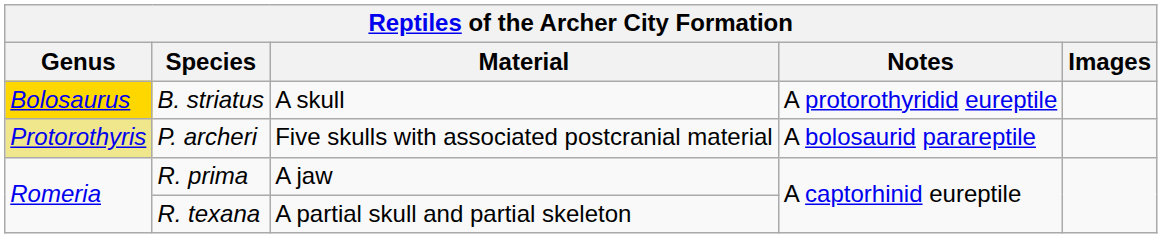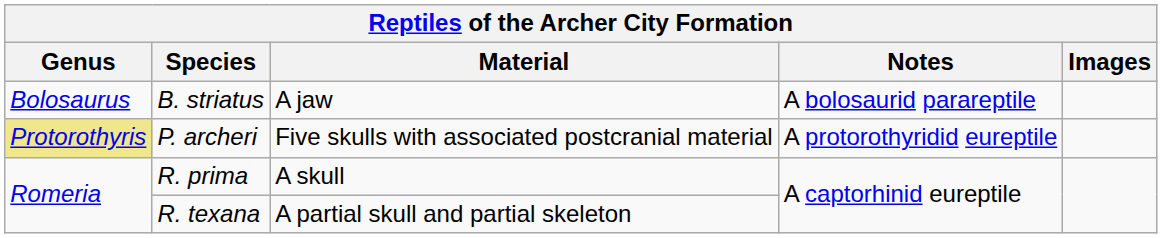(70, 99) gold background -> (70, 99) no background
(310, 99) A skull -> (304, 99) A jaw
(921, 99) A protorothyridid eureptile -> (910, 99) A bolosaurid parareptile
(910, 137) A bolosaurid parareptile -> (921, 137) A protorothyridid eureptile
(304, 175) A jaw -> (310, 175) A skull
